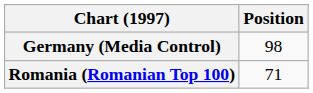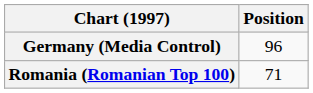(273, 46) 98 -> (273, 46) 96
